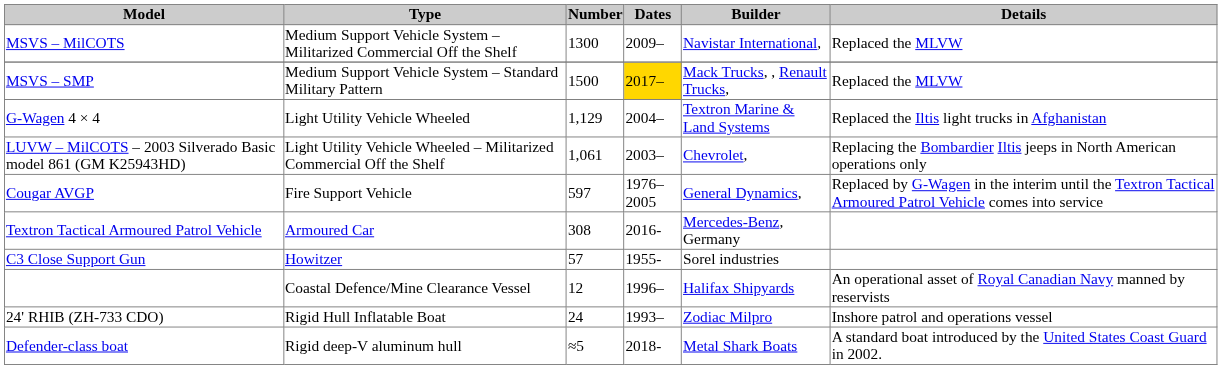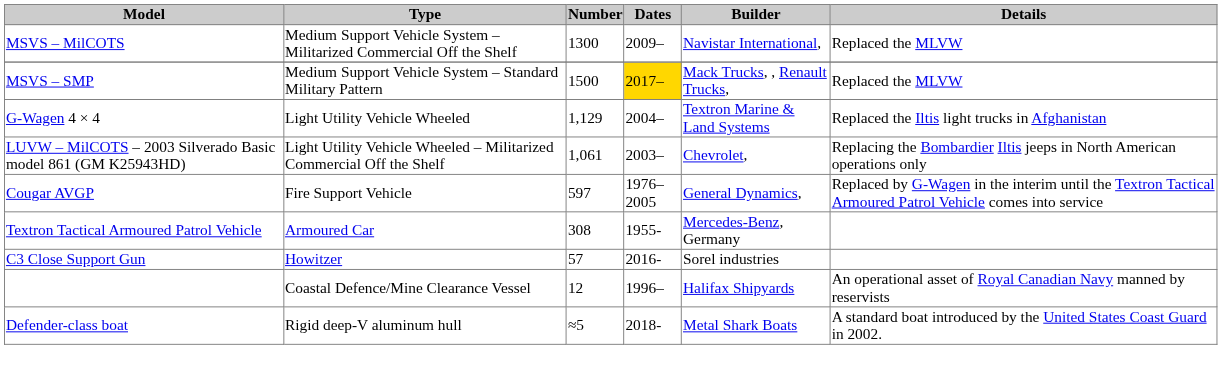(643, 230) 2016- -> (643, 230) 1955-
(643, 259) 1955- -> (643, 259) 2016-
- row: (85, 316)
